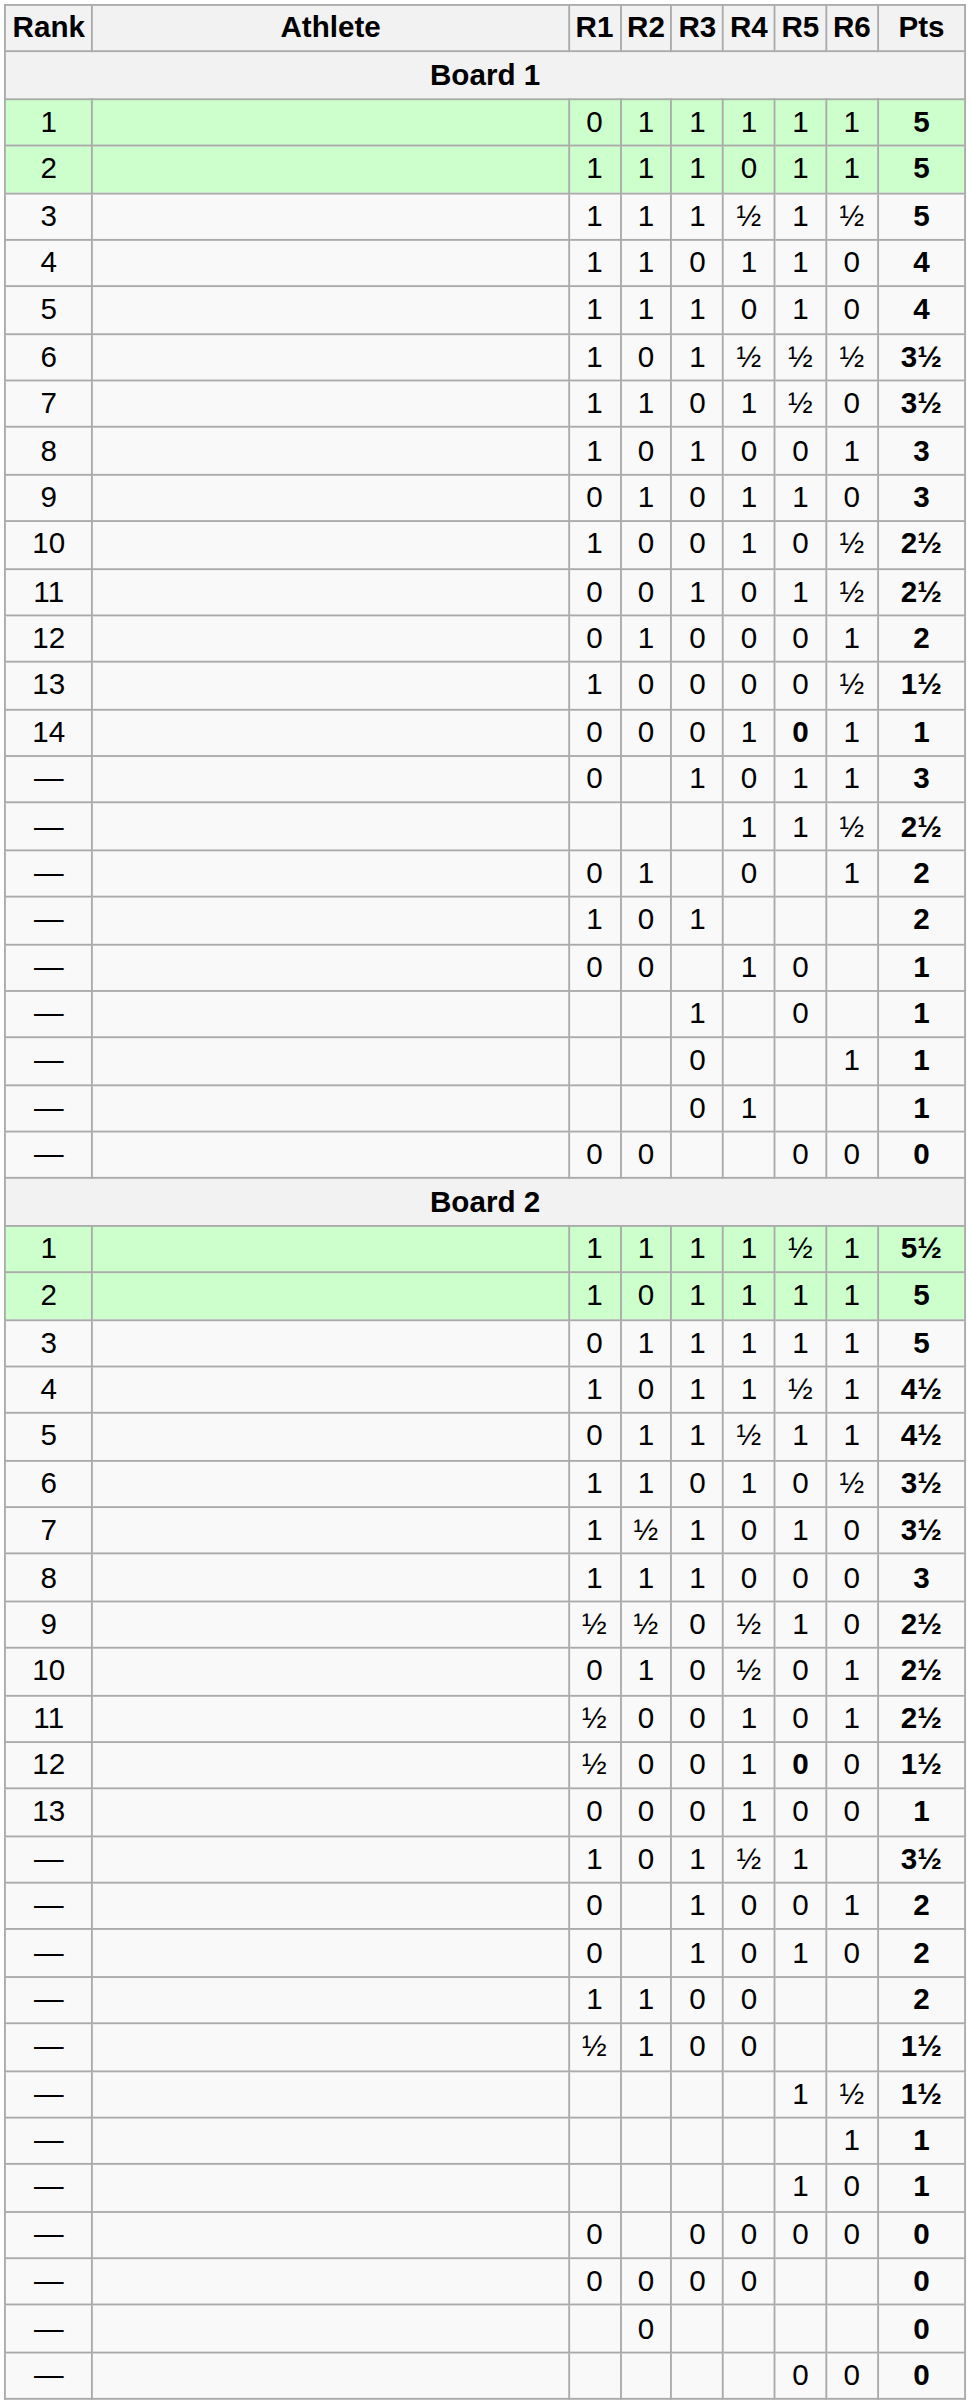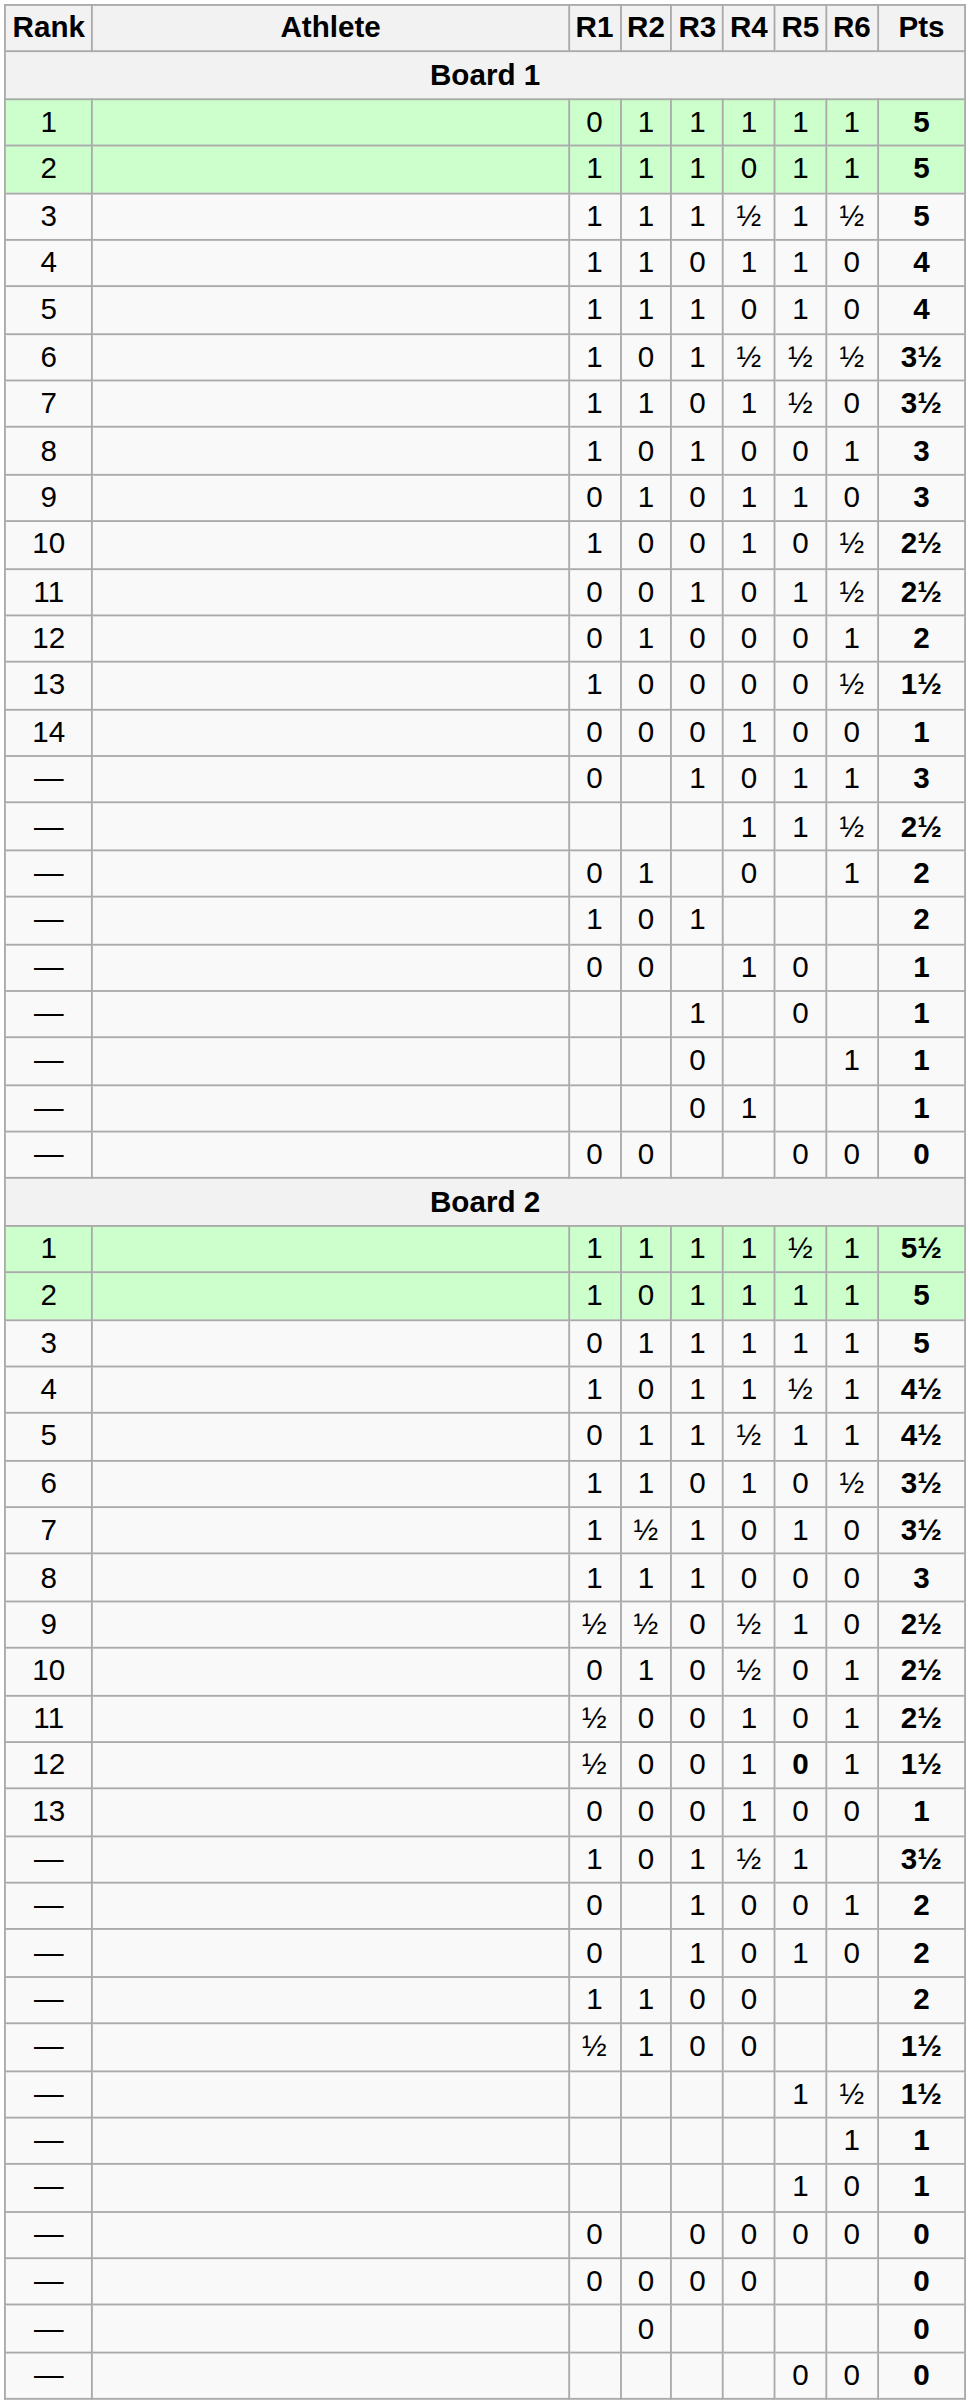(800, 732) bold -> (800, 732) normal
(852, 732) 1 -> (852, 732) 0
(852, 1764) 0 -> (852, 1764) 1
